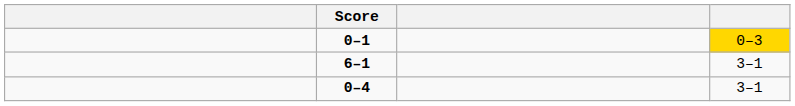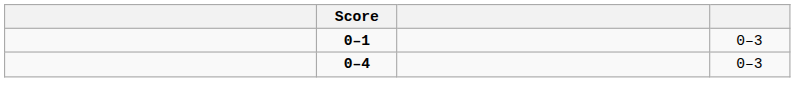(749, 40) gold background -> (749, 40) no background
- row: (357, 64)
(749, 88) 3–1 -> (749, 64) 0–3
